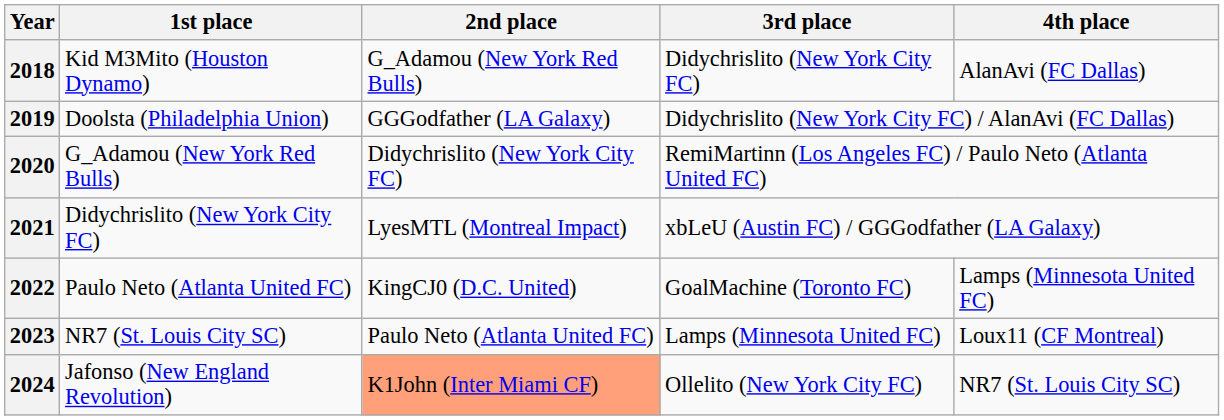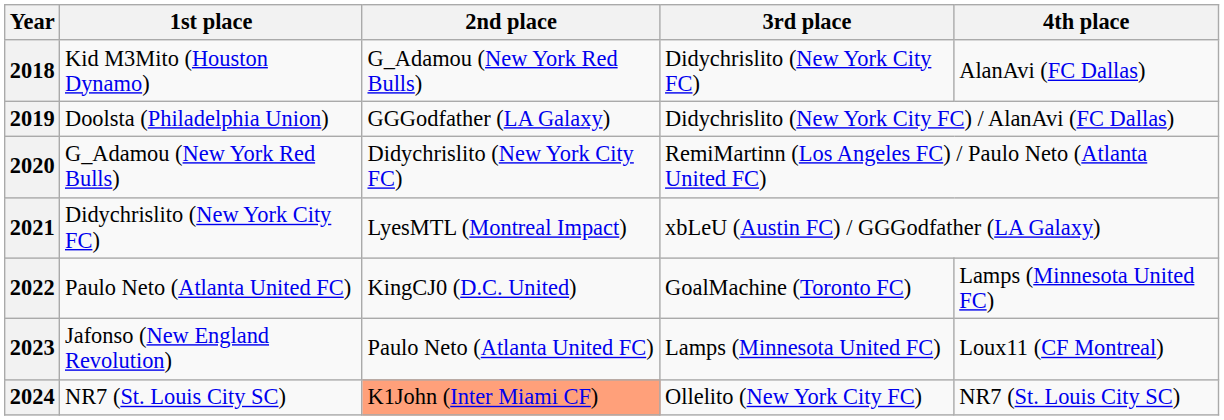(175, 336) NR7 (St. Louis City SC) -> (167, 348) Jafonso (New England Revolution)
(167, 384) Jafonso (New England Revolution) -> (175, 396) NR7 (St. Louis City SC)
